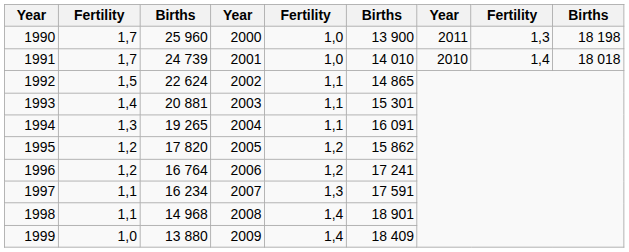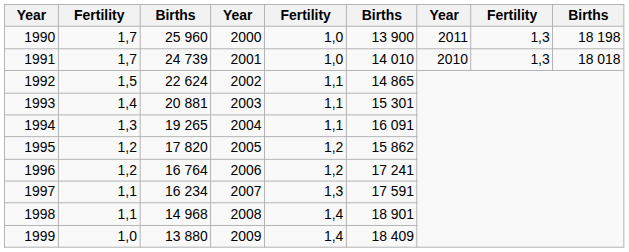(540, 59) 1,4 -> (540, 59) 1,3
